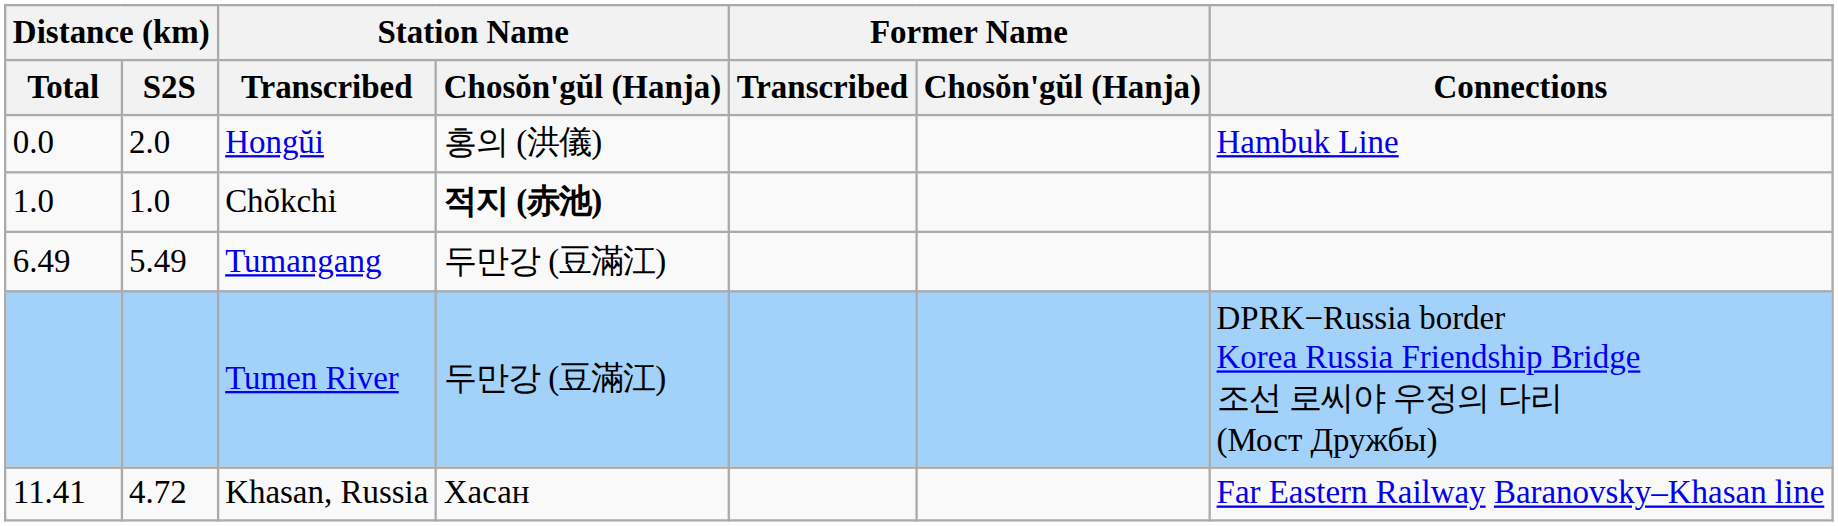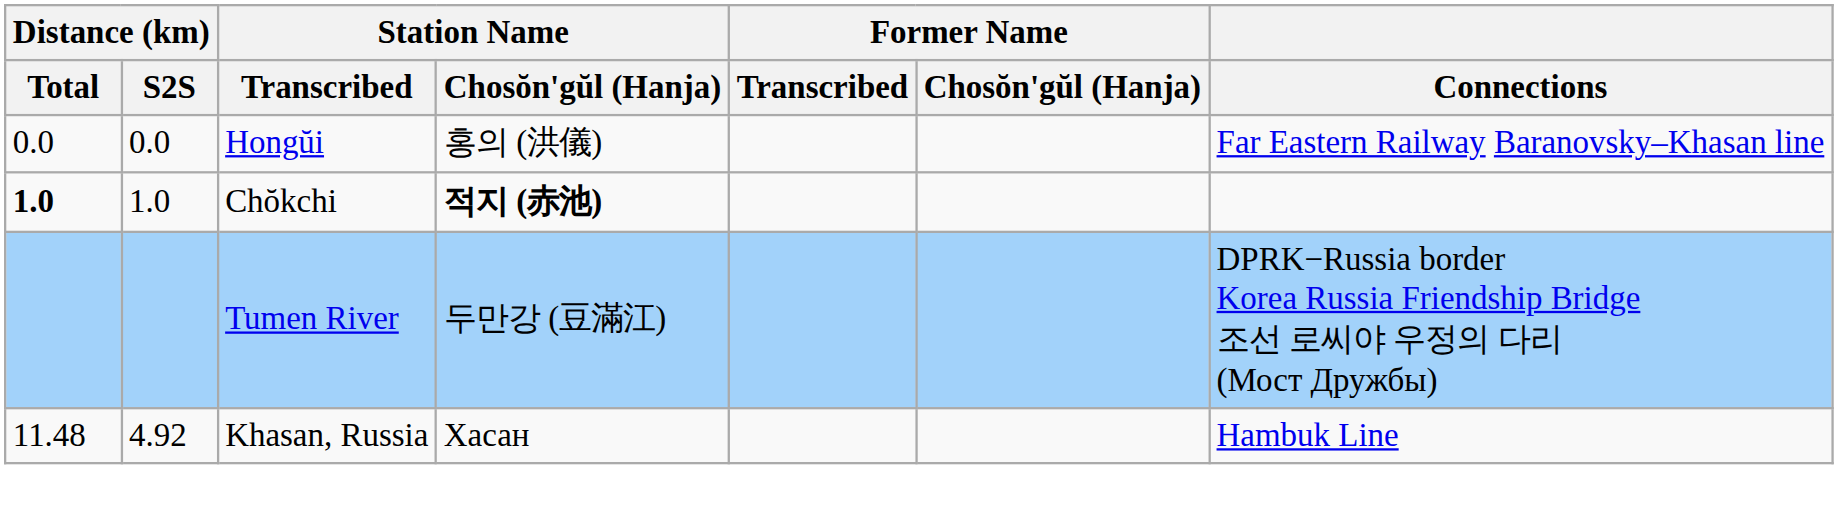(150, 143) 2.0 -> (150, 143) 0.0
(1308, 143) Hambuk Line -> (1520, 143) Far Eastern Railway Baranovsky–Khasan line
(33, 202) normal -> (33, 202) bold
- row: (303, 261)
(49, 493) 11.41 -> (49, 434) 11.48
(158, 493) 4.72 -> (158, 434) 4.92
(1520, 493) Far Eastern Railway Baranovsky–Khasan line -> (1308, 434) Hambuk Line
